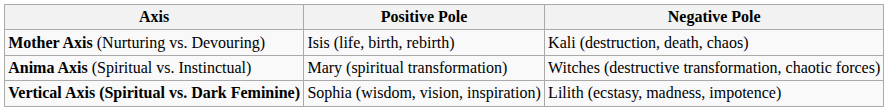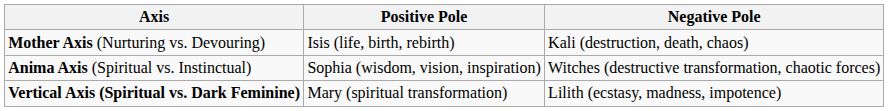(407, 67) Mary (spiritual transformation) -> (424, 67) Sophia (wisdom, vision, inspiration)
(424, 93) Sophia (wisdom, vision, inspiration) -> (407, 93) Mary (spiritual transformation)
